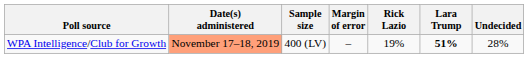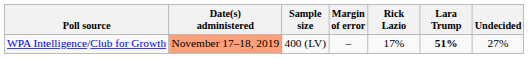(394, 44) 19% -> (394, 44) 17%
(498, 44) 28% -> (498, 44) 27%
